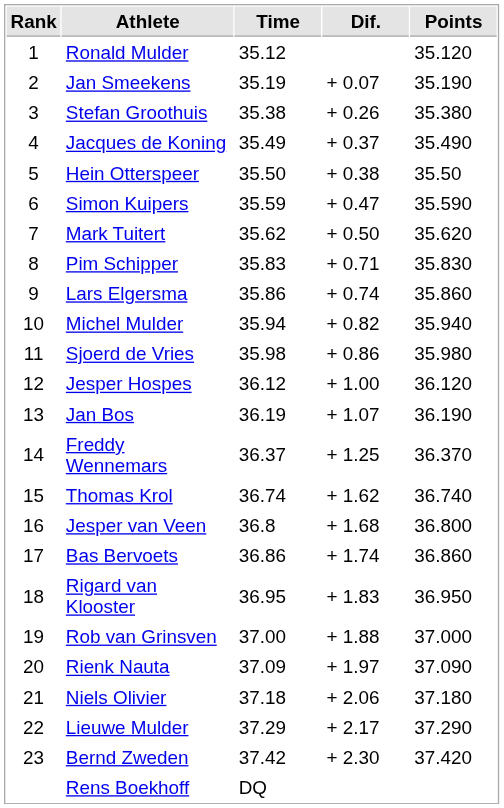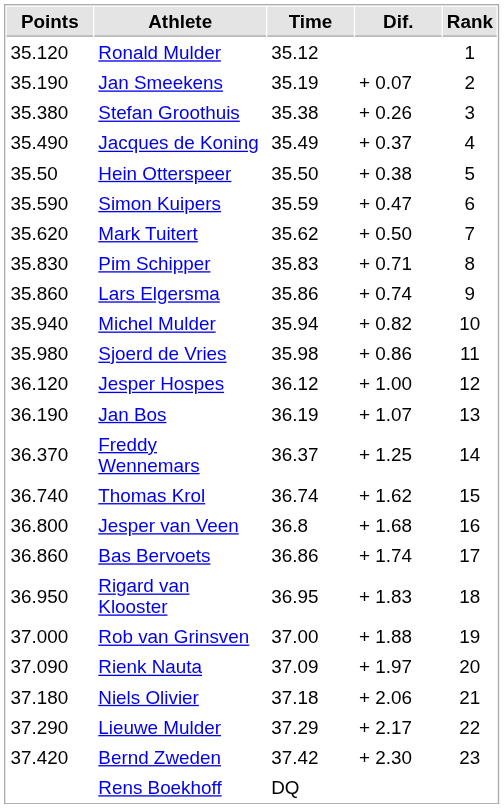columns swapped: (34, 21) <-> (454, 21)
